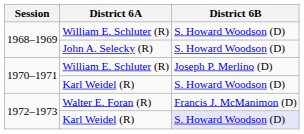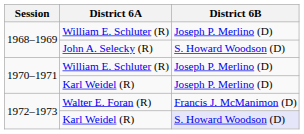(230, 31) S. Howard Woodson (D) -> (223, 31) Joseph P. Merlino (D)
(230, 84) S. Howard Woodson (D) -> (223, 84) Joseph P. Merlino (D)
